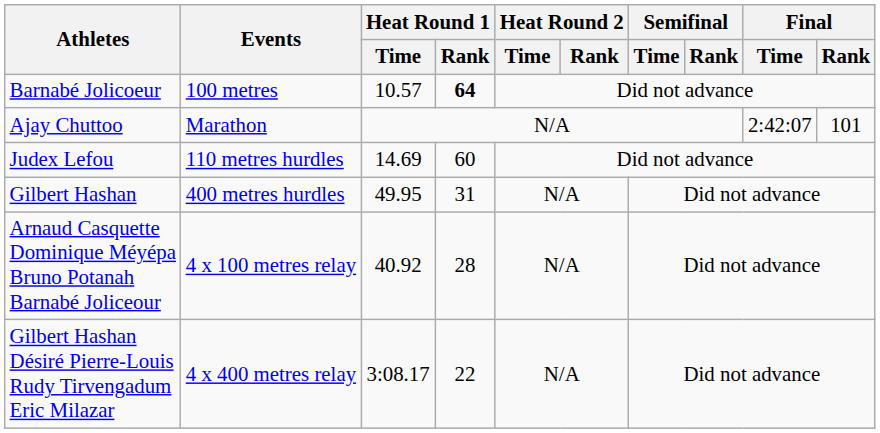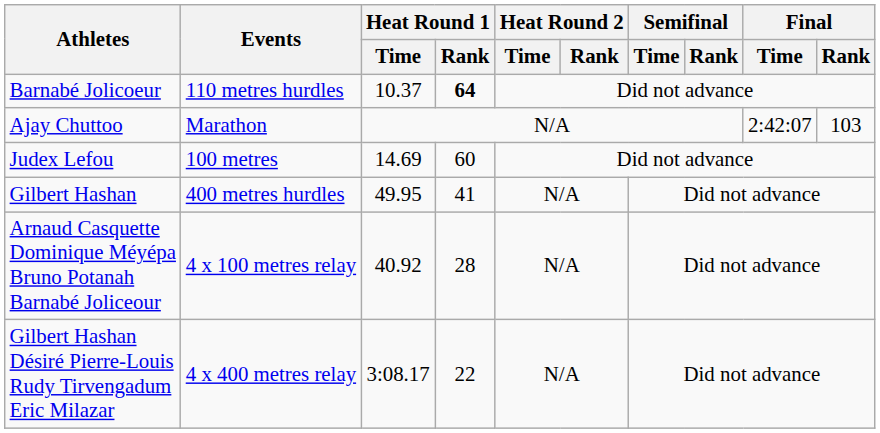(232, 90) 100 metres -> (265, 90) 110 metres hurdles
(398, 90) 10.57 -> (398, 90) 10.37
(846, 125) 101 -> (846, 125) 103
(265, 159) 110 metres hurdles -> (232, 159) 100 metres
(465, 194) 31 -> (465, 194) 41
